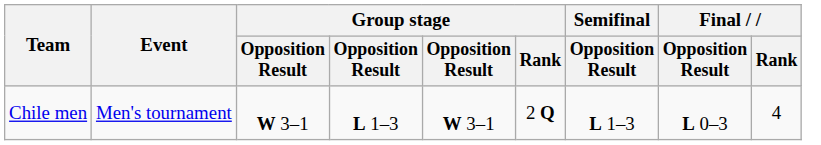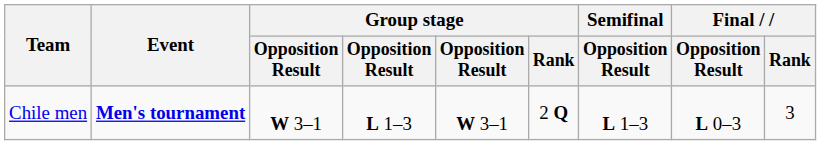(164, 113) normal -> (171, 113) bold
(777, 113) 4 -> (790, 113) 3
